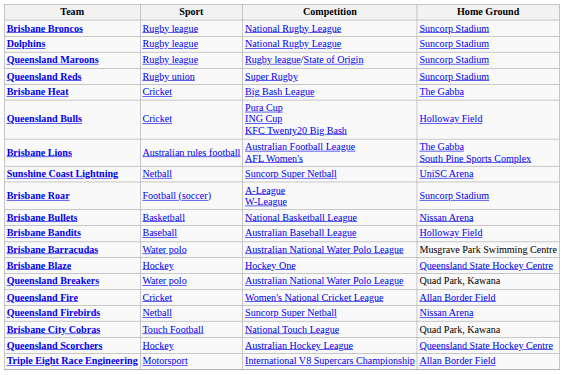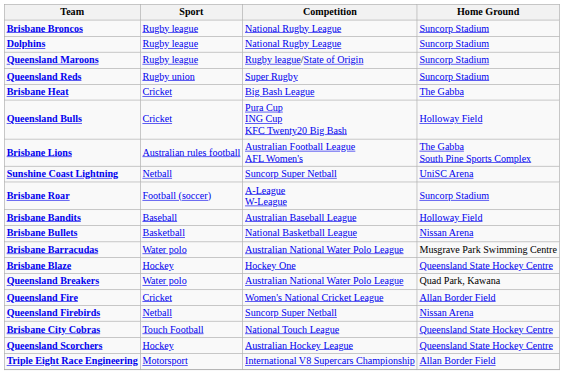rows swapped: (44, 233) <-> (42, 217)
(460, 329) Quad Park, Kawana -> (486, 329) Queensland State Hockey Centre
